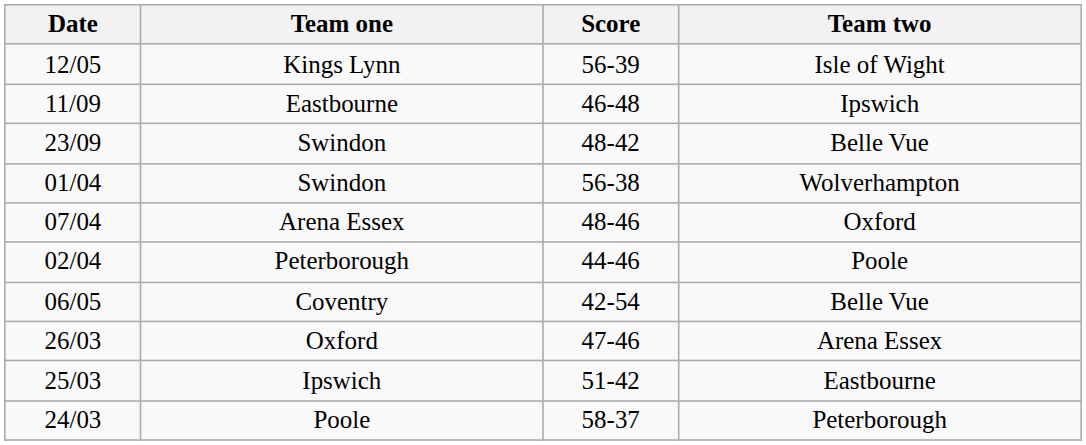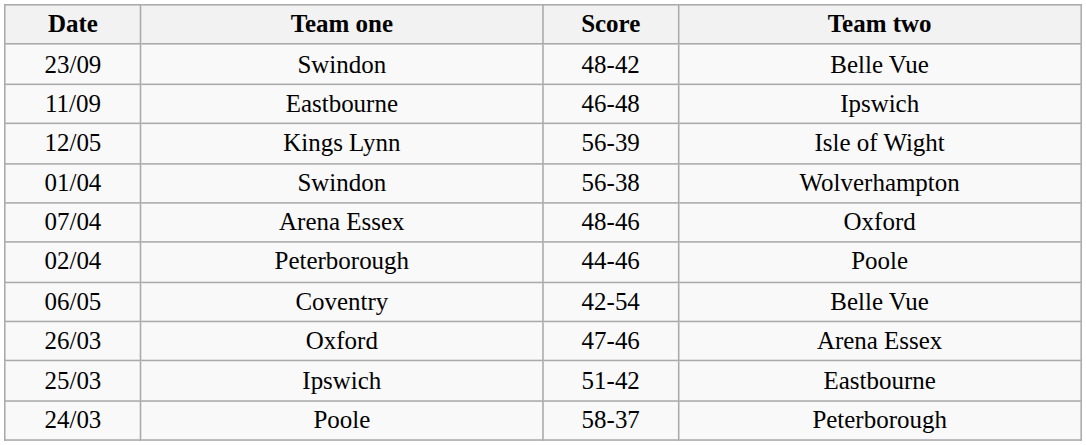rows swapped: (342, 143) <-> (342, 63)
